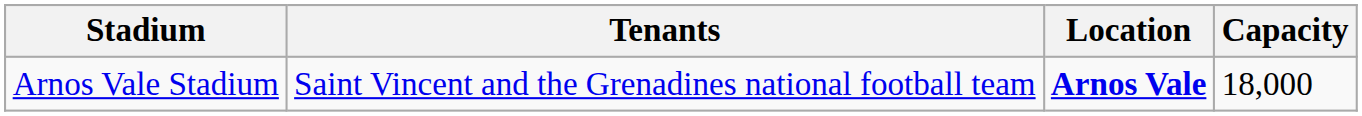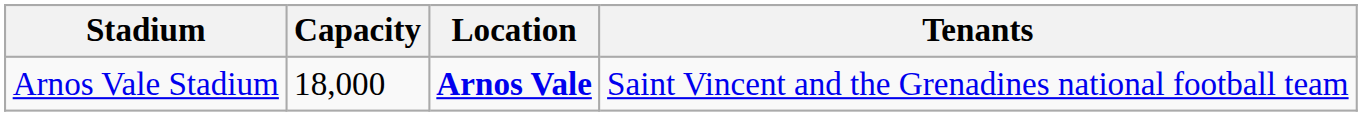columns swapped: (1285, 30) <-> (665, 30)
